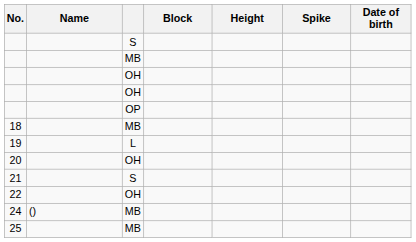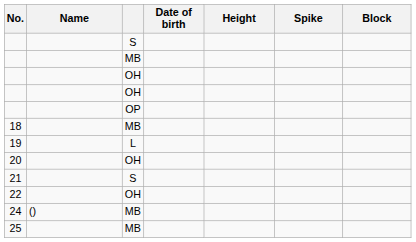columns swapped: (381, 19) <-> (178, 19)
